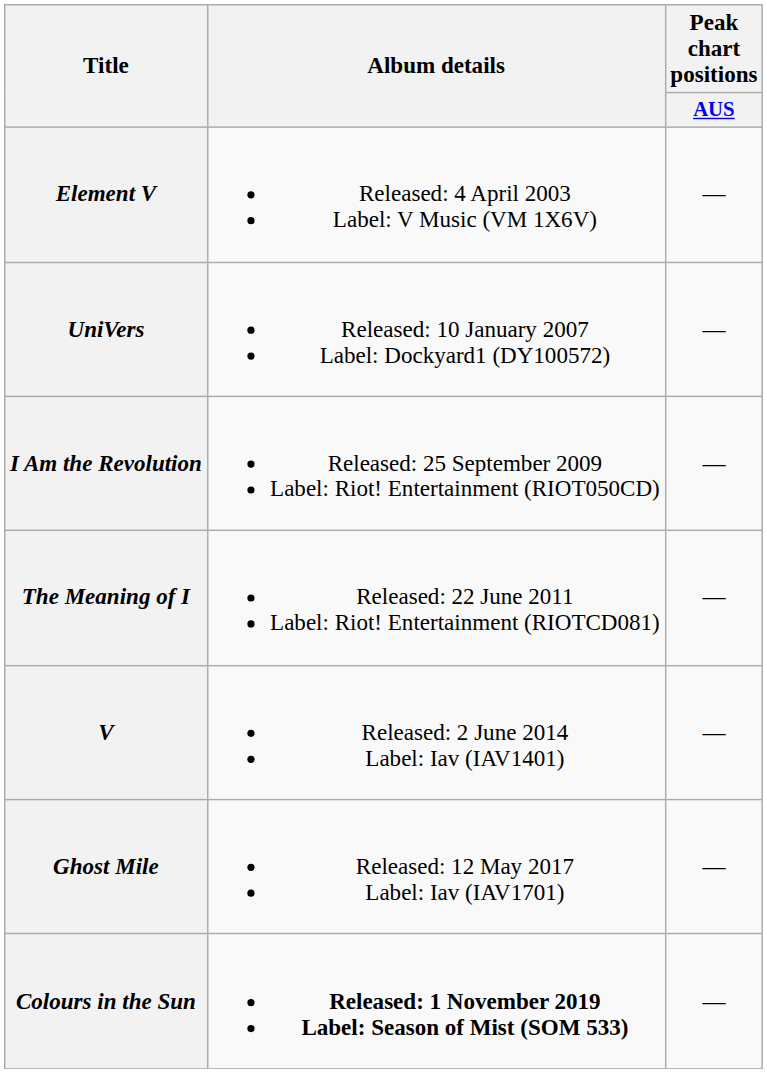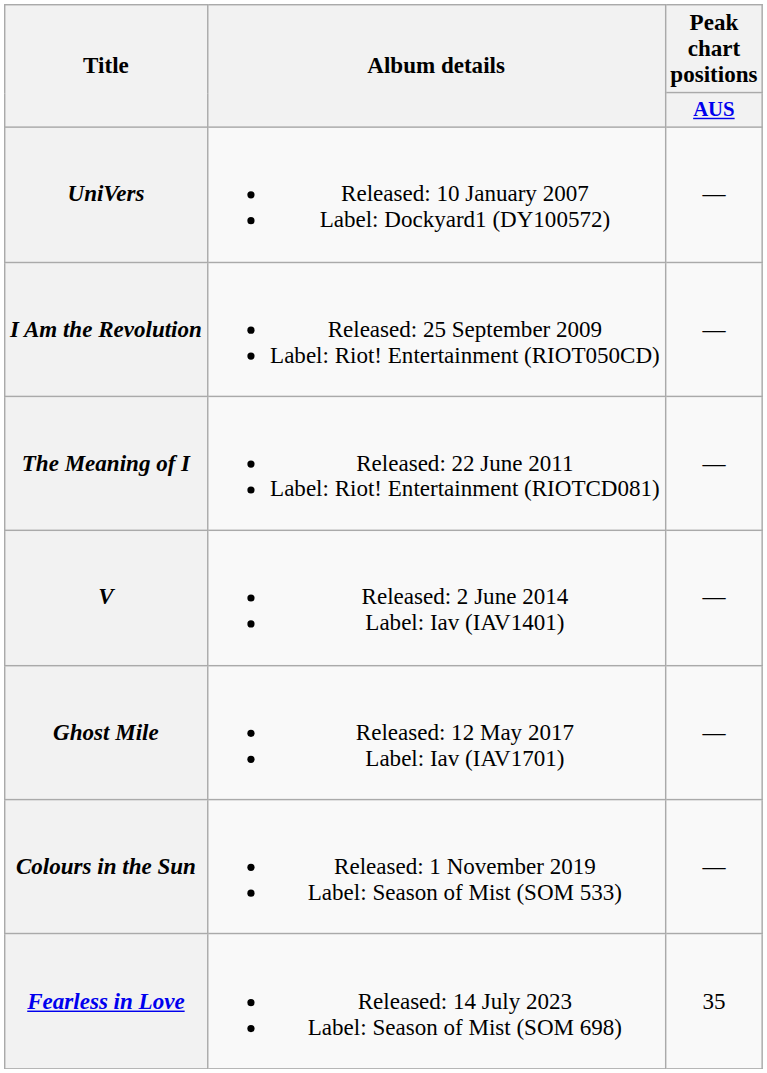- row: (106, 194)
(436, 1014) bold -> (436, 880) normal
+ row: (106, 1001)
